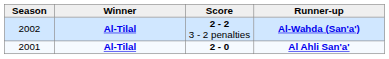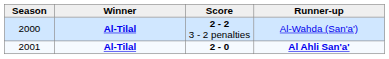(29, 29) 2002 -> (29, 29) 2000
(319, 29) bold -> (319, 29) normal
